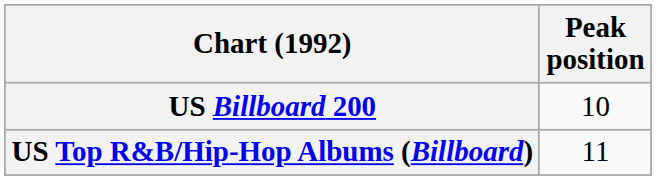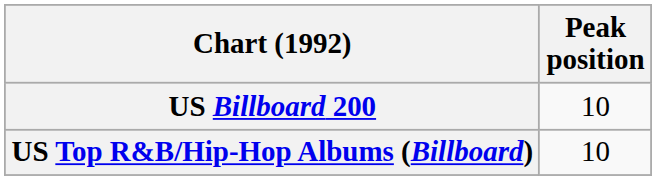(595, 151) 11 -> (595, 151) 10
